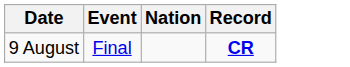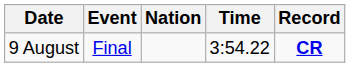+ column: (240, 18)
